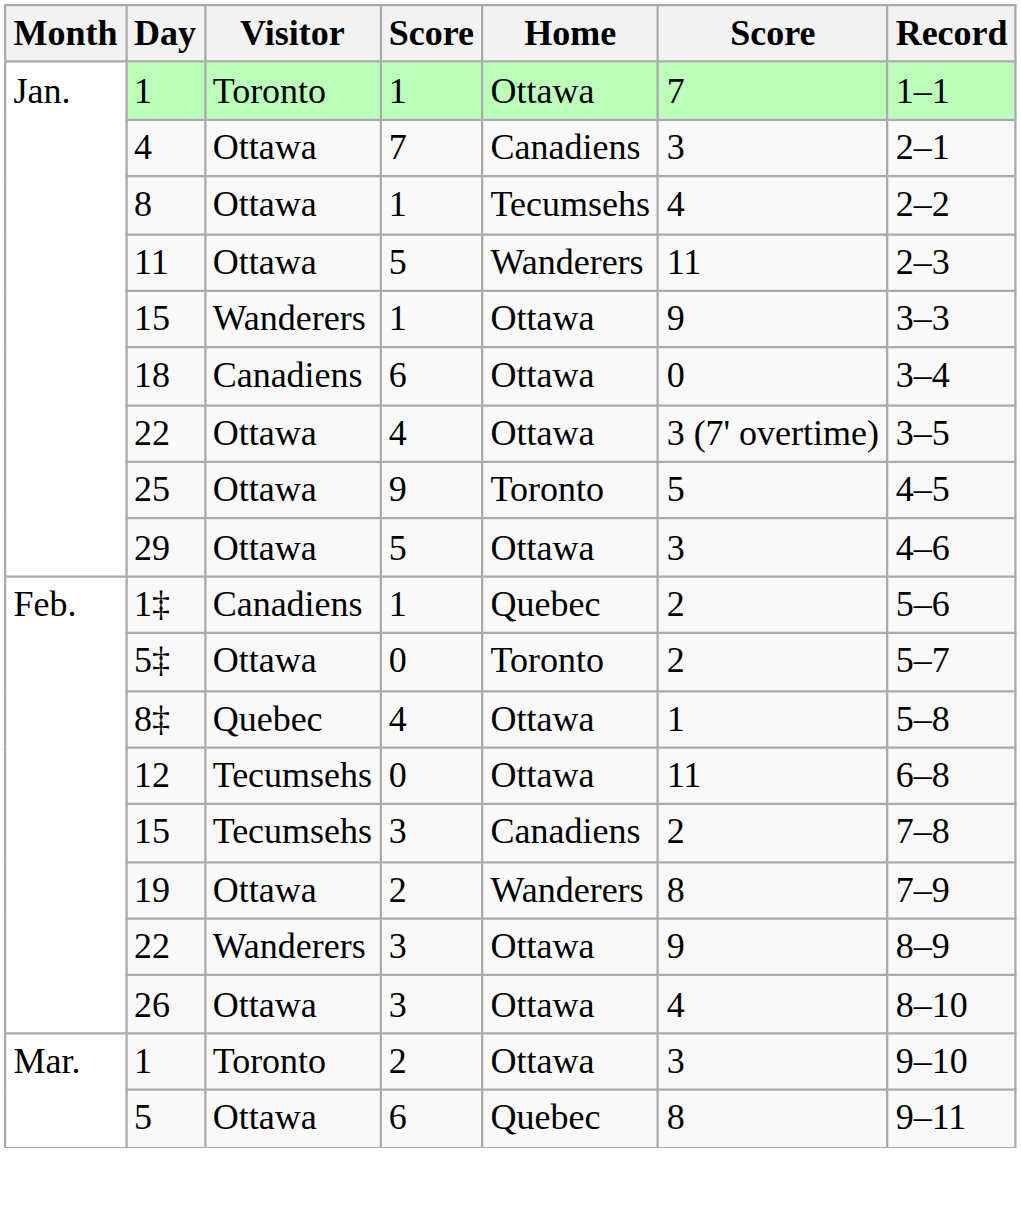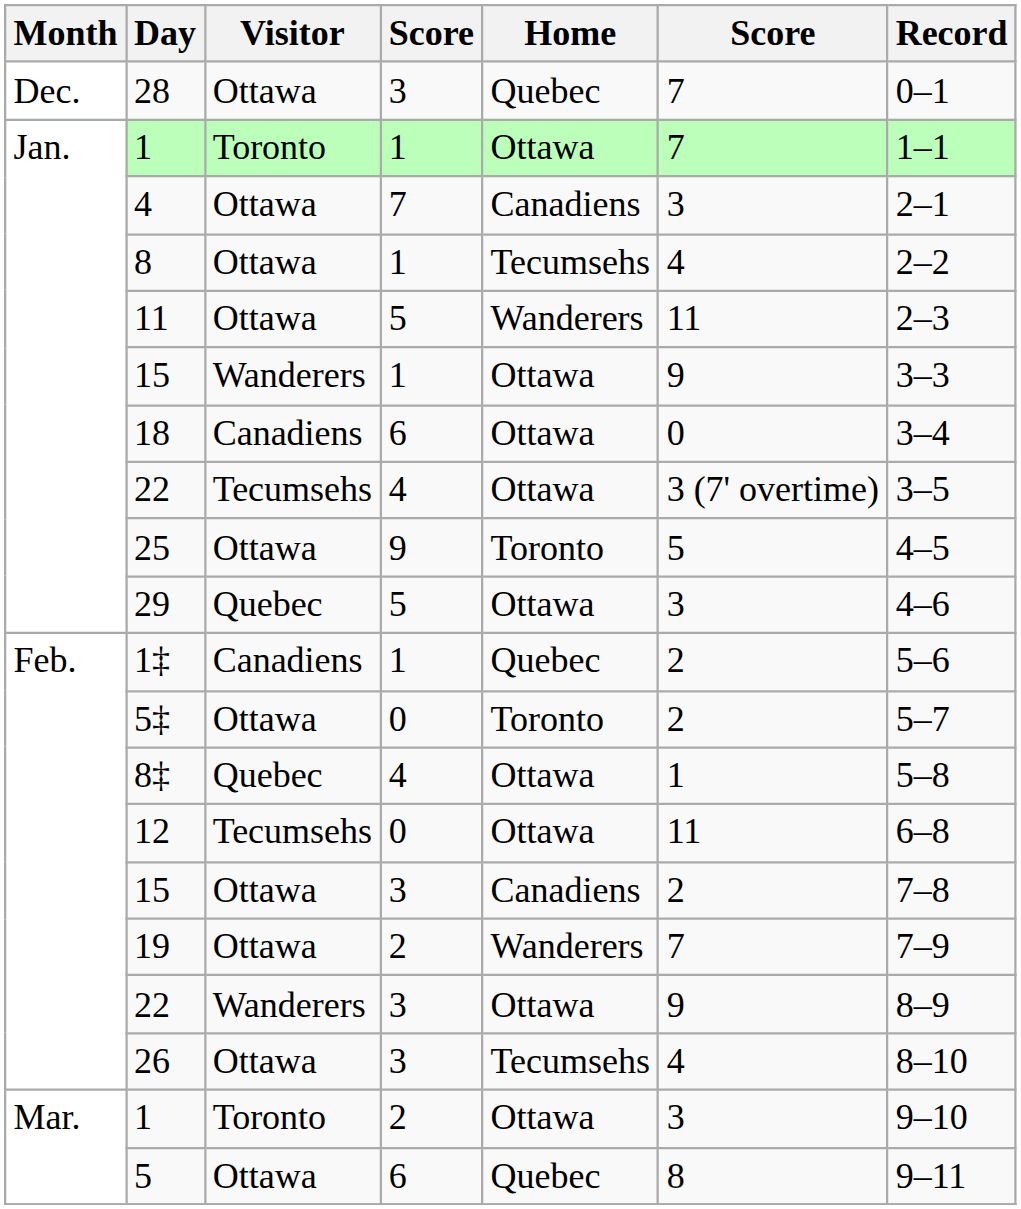+ row: (152, 90)
(265, 432) Ottawa -> (292, 489) Tecumsehs
(265, 546) Ottawa -> (268, 603) Quebec
(292, 832) Tecumsehs -> (265, 889) Ottawa
(676, 889) 8 -> (676, 946) 7
(543, 1003) Ottawa -> (570, 1060) Tecumsehs
